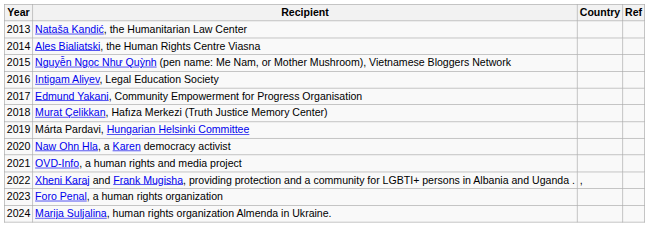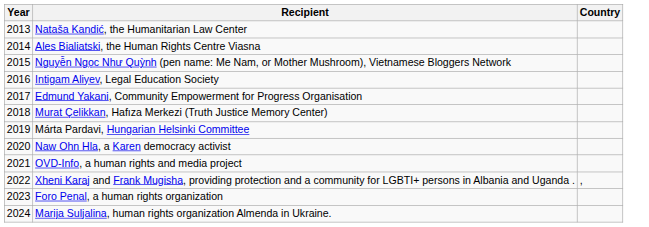- column: (634, 12)
